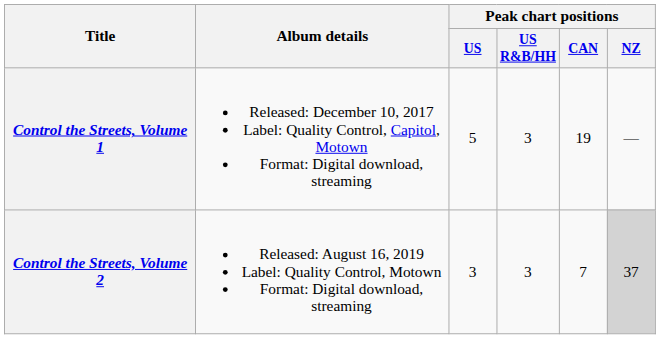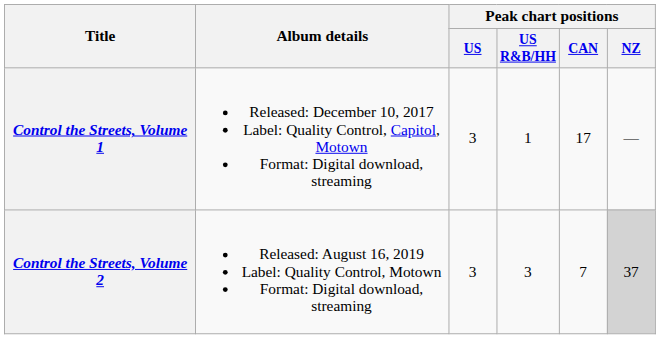(473, 138) 5 -> (473, 138) 3
(528, 138) 3 -> (528, 138) 1
(583, 138) 19 -> (583, 138) 17
